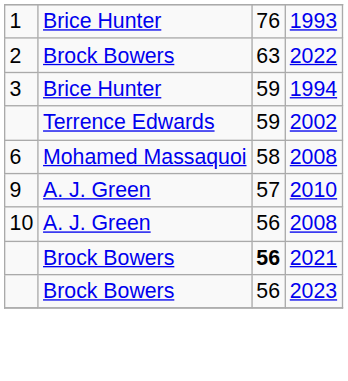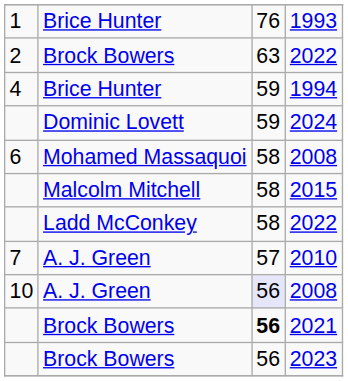(15, 88) 3 -> (15, 88) 4
- row: (129, 122)
+ row: (113, 122)
+ row: (122, 190)
+ row: (120, 223)
(15, 190) 9 -> (15, 257) 7
(268, 223) no background -> (268, 291) lavender background
